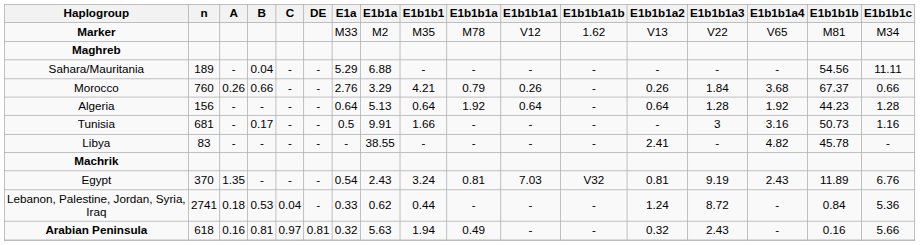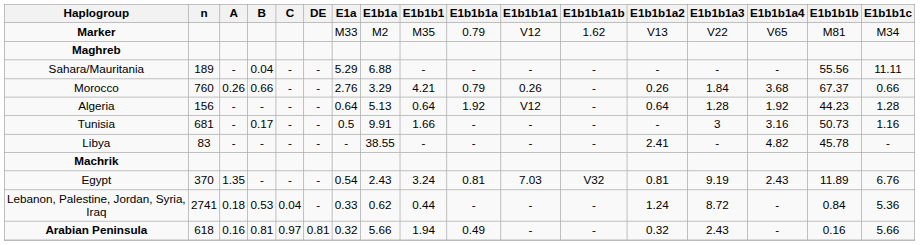(474, 32) M78 -> (474, 32) 0.79
(834, 69) 54.56 -> (834, 69) 55.56
(530, 106) 0.64 -> (530, 106) V12
(380, 230) 5.63 -> (380, 230) 5.66
